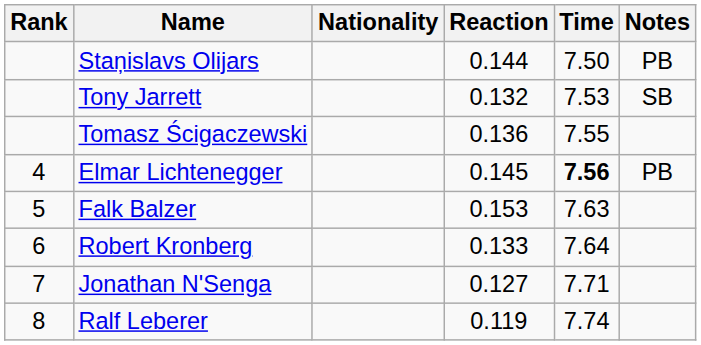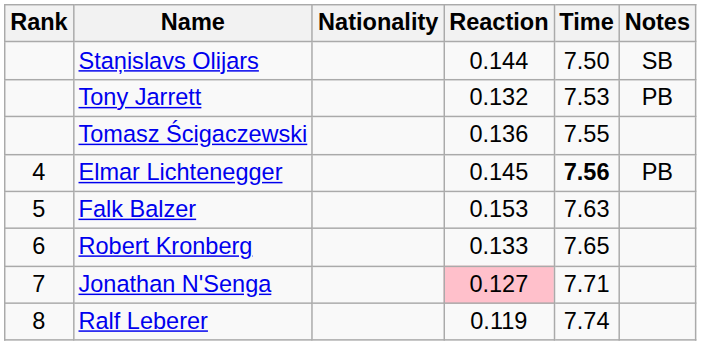(657, 60) PB -> (657, 60) SB
(657, 97) SB -> (657, 97) PB
(587, 246) 7.64 -> (587, 246) 7.65
(499, 284) no background -> (499, 284) pink background
